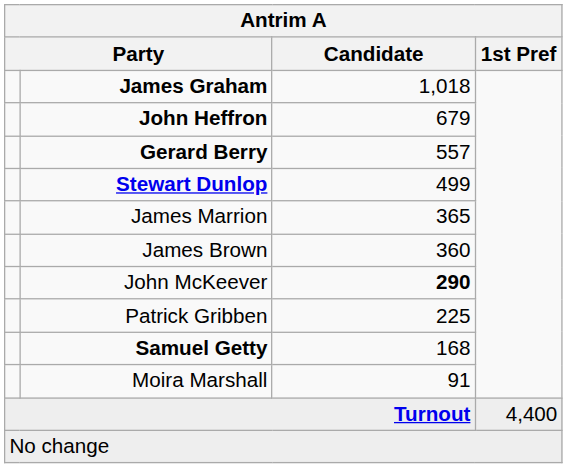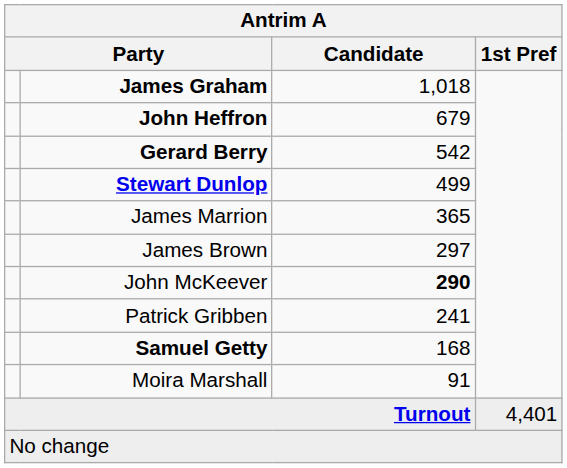(453, 151) 557 -> (453, 151) 542
(453, 250) 360 -> (453, 250) 297
(453, 315) 225 -> (453, 315) 241
(531, 413) 4,400 -> (531, 413) 4,401
